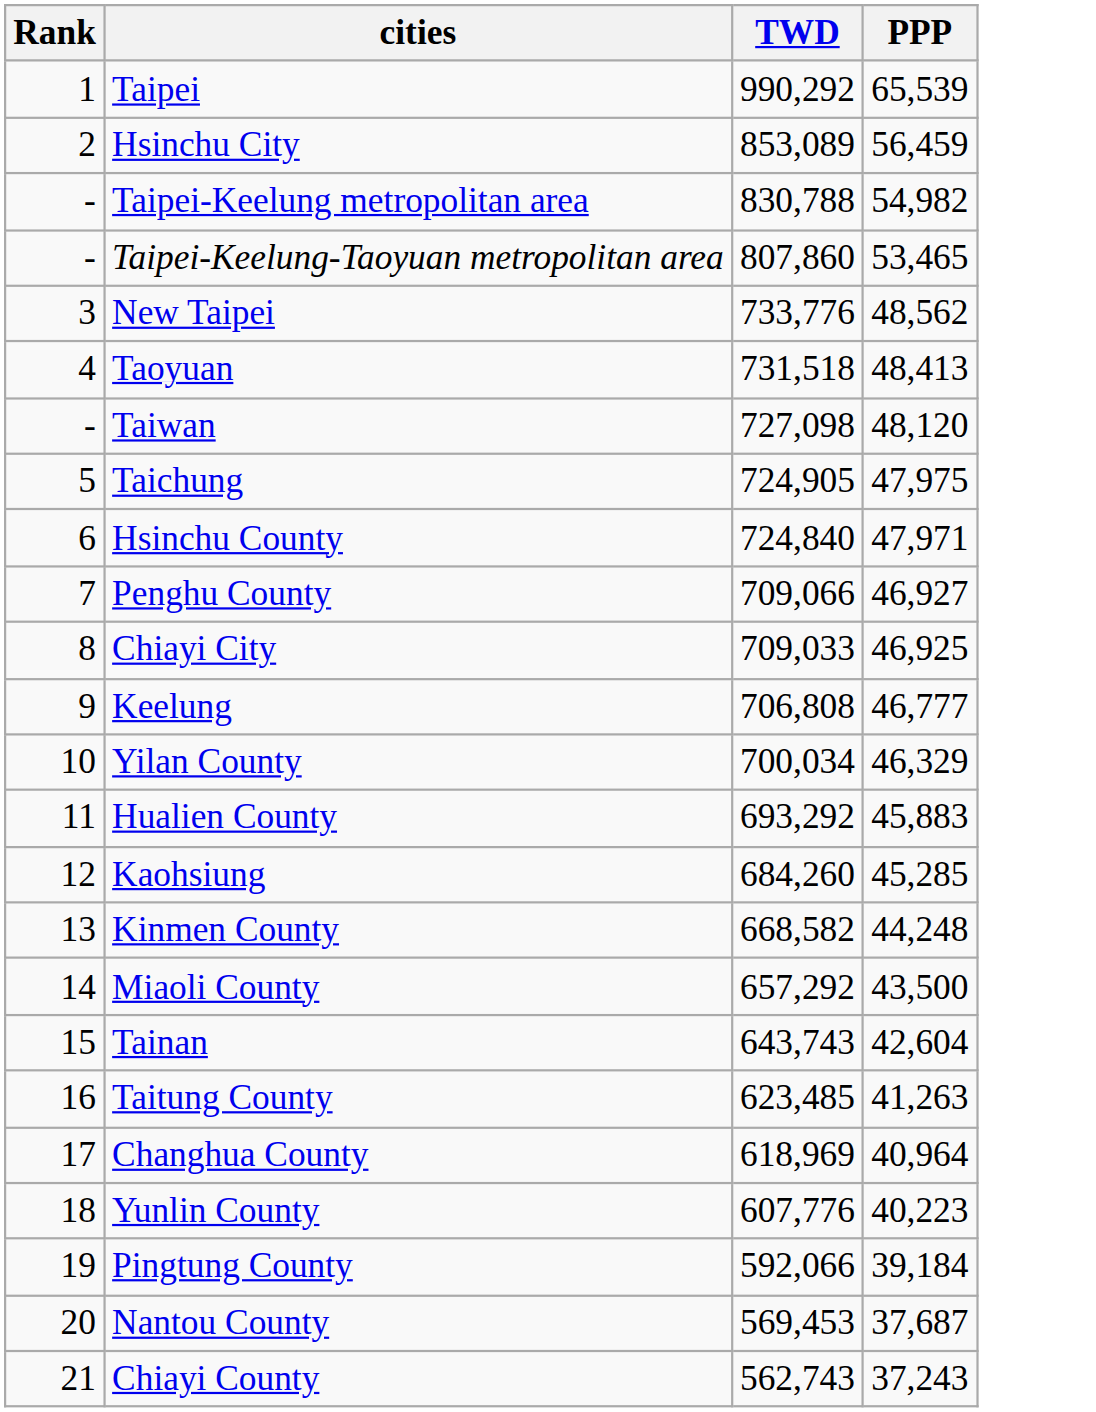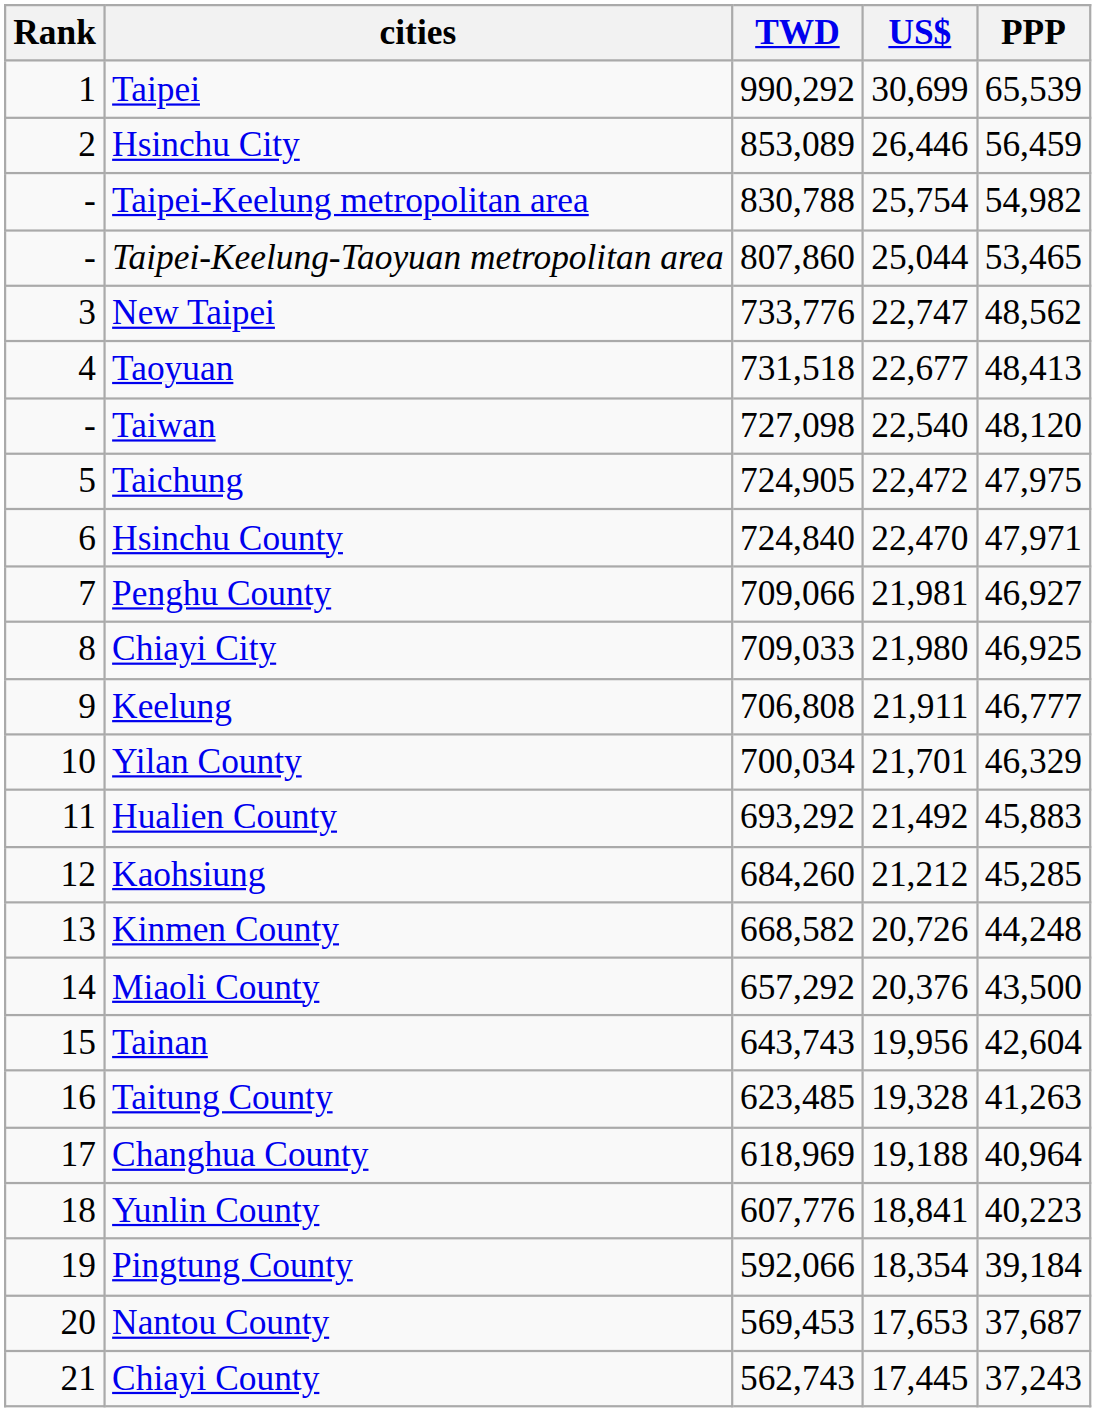+ column: (920, 32)
